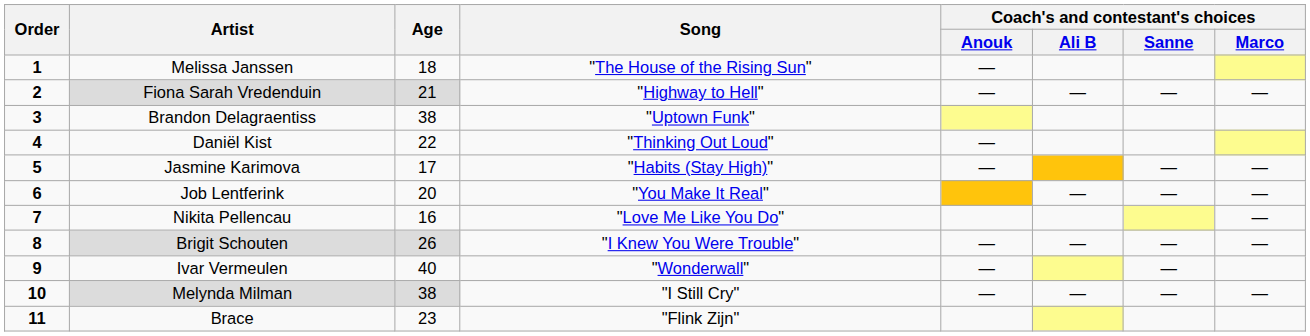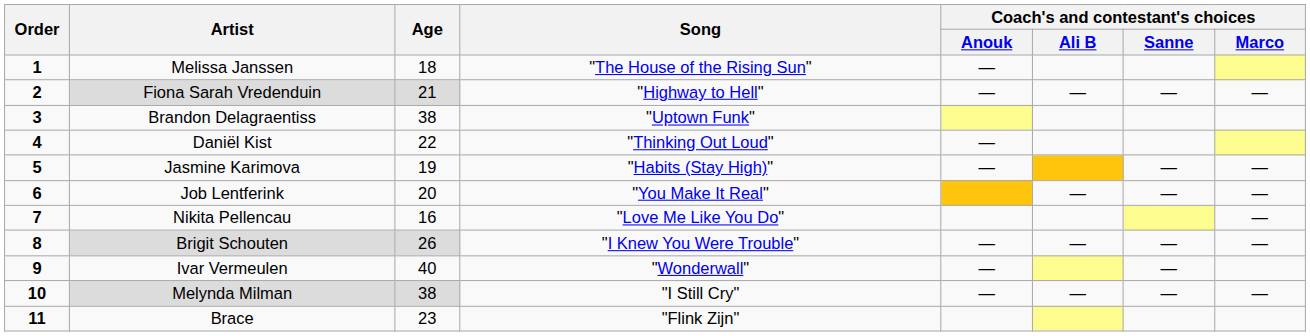(427, 168) 17 -> (427, 168) 19
